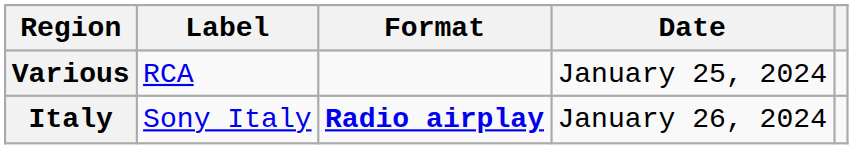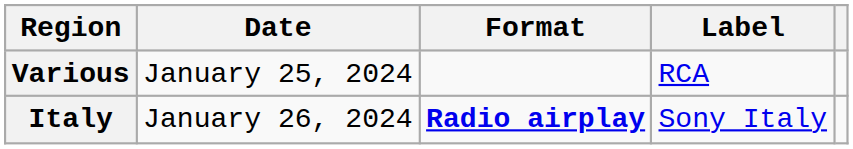columns swapped: (692, 28) <-> (227, 28)
